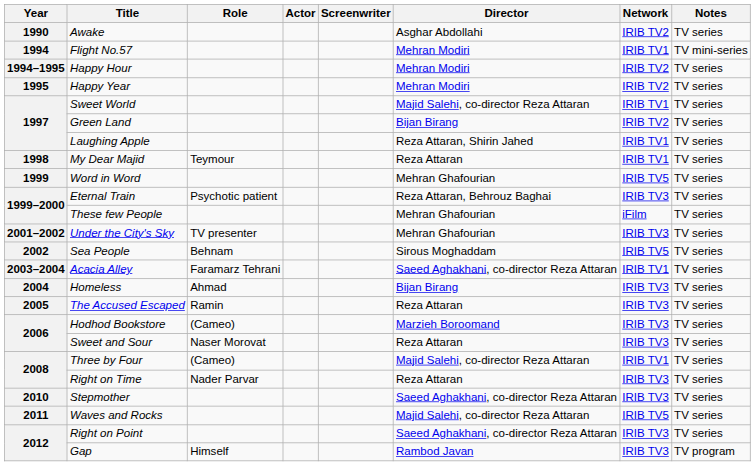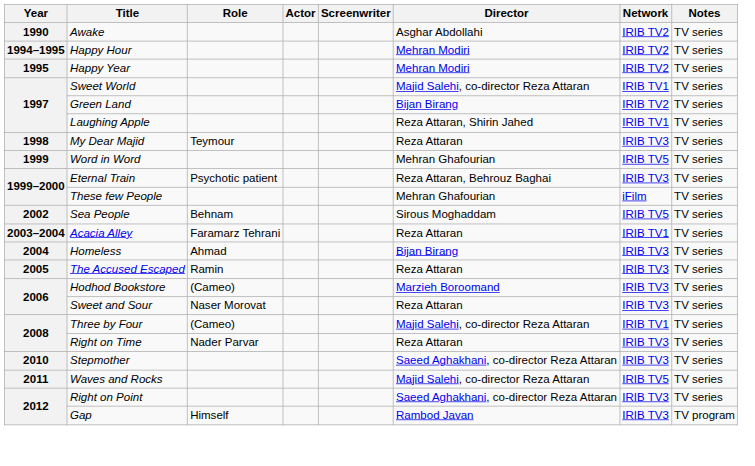- row: (101, 50)
(646, 159) IRIB TV1 -> (646, 141) IRIB TV3
- row: (122, 232)
(506, 269) Saeed Aghakhani, co-director Reza Attaran -> (429, 232) Reza Attaran
